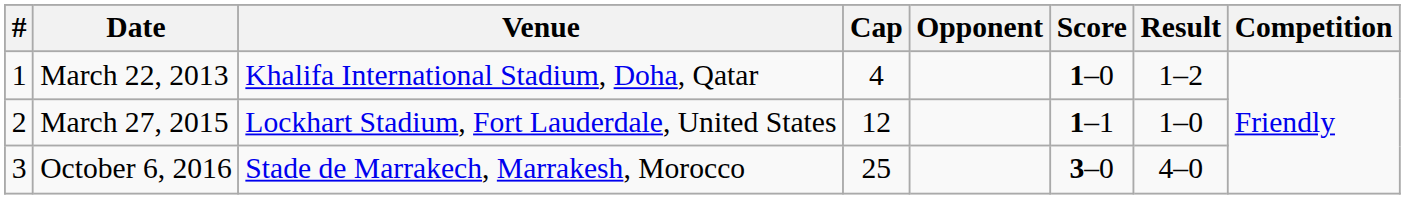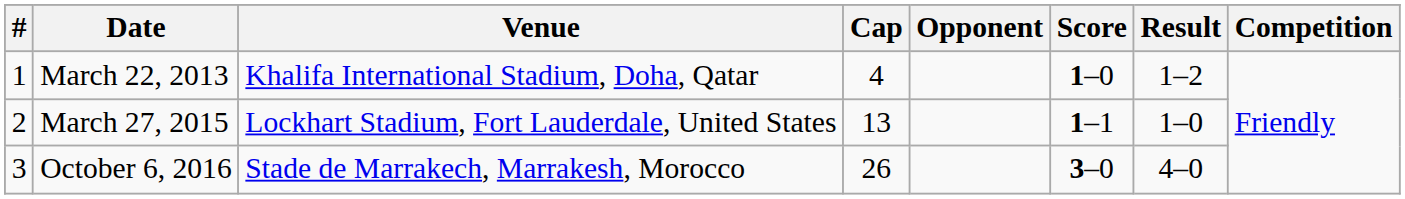(876, 121) 12 -> (876, 121) 13
(876, 168) 25 -> (876, 168) 26
